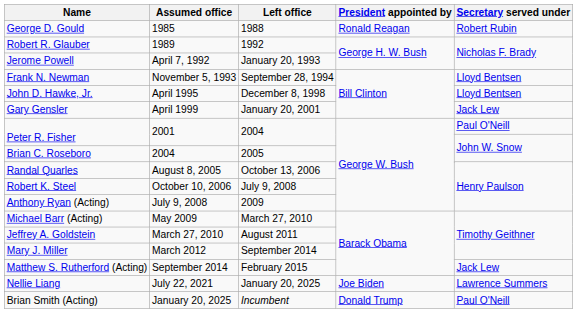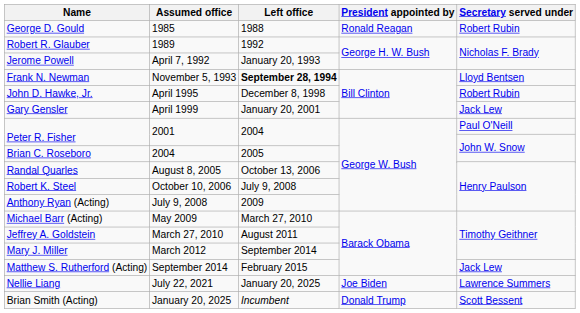(287, 77) normal -> (289, 77) bold
(489, 93) Lloyd Bentsen -> (489, 93) Robert Rubin
(483, 300) Paul O'Neill -> (491, 300) Scott Bessent
